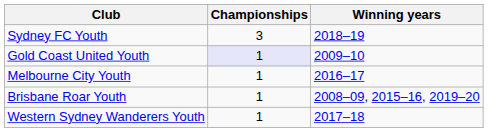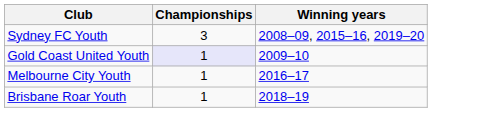(339, 35) 2018–19 -> (341, 35) 2008–09, 2015–16, 2019–20
(397, 96) 2008–09, 2015–16, 2019–20 -> (284, 96) 2018–19
- row: (106, 117)
